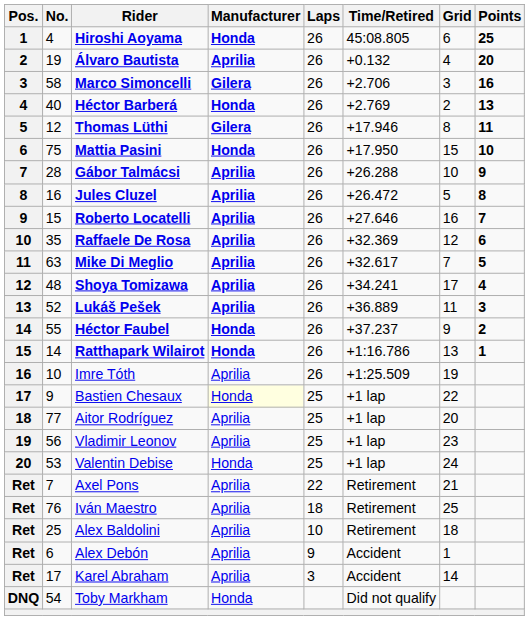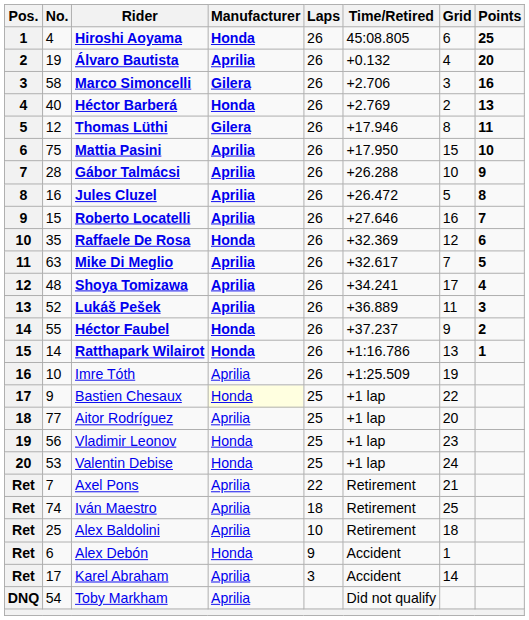(233, 150) Honda -> (233, 150) Aprilia
(233, 240) Aprilia -> (233, 240) Honda
(231, 441) Aprilia -> (232, 441) Honda
(54, 508) 76 -> (54, 508) 74
(231, 553) Aprilia -> (232, 553) Honda
(232, 598) Honda -> (231, 598) Aprilia
